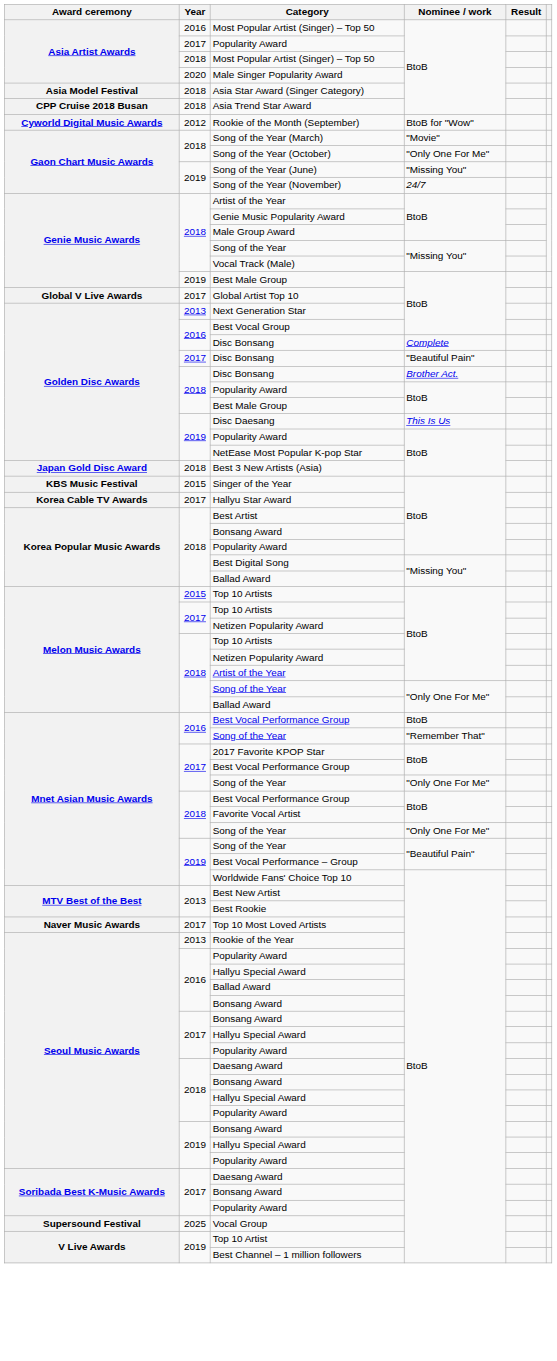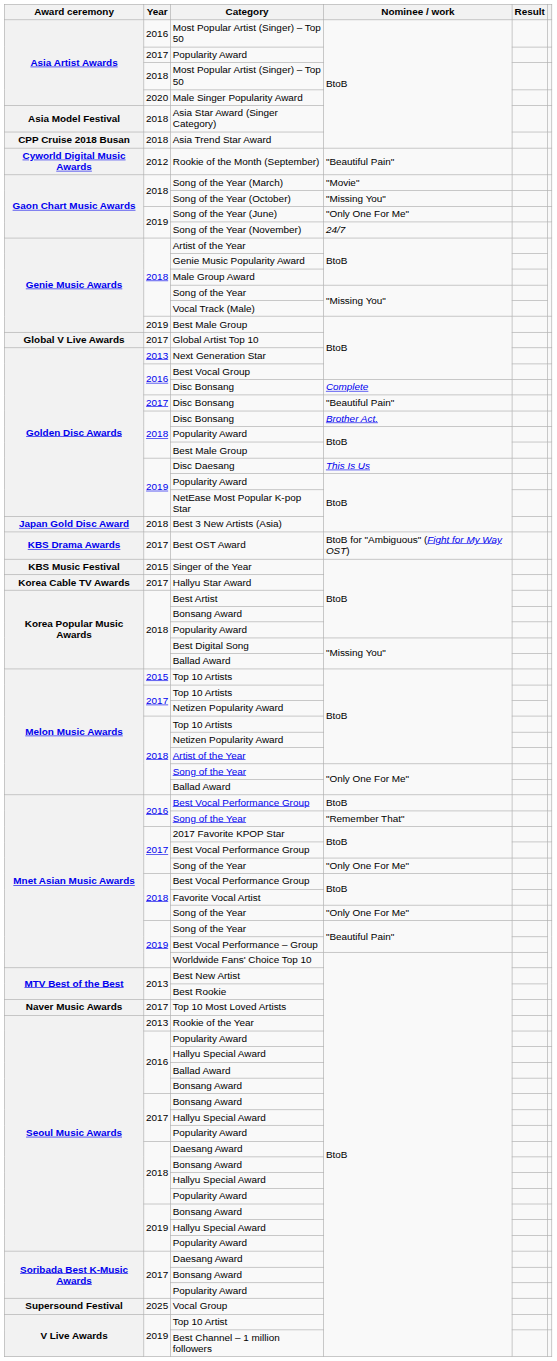(440, 122) BtoB for "Wow" -> (360, 161) "Beautiful Pain"
(448, 153) "Only One For Me" -> (356, 198) "Missing You"
(436, 169) "Missing You" -> (367, 214) "Only One For Me"
+ row: (157, 545)
